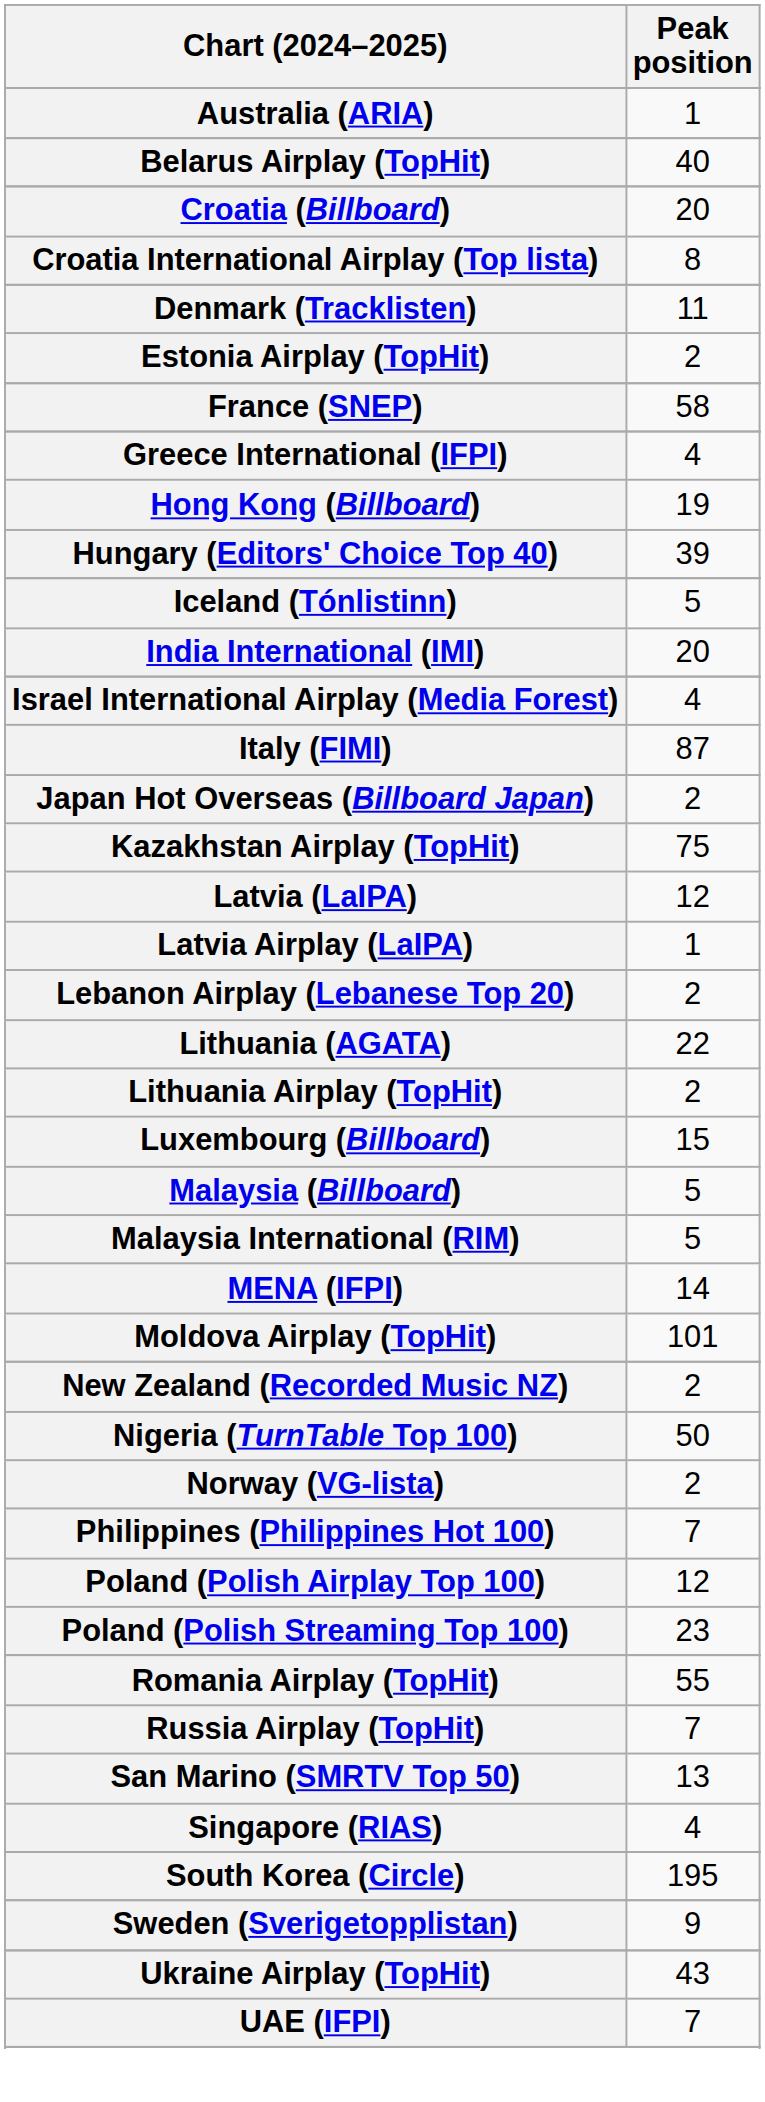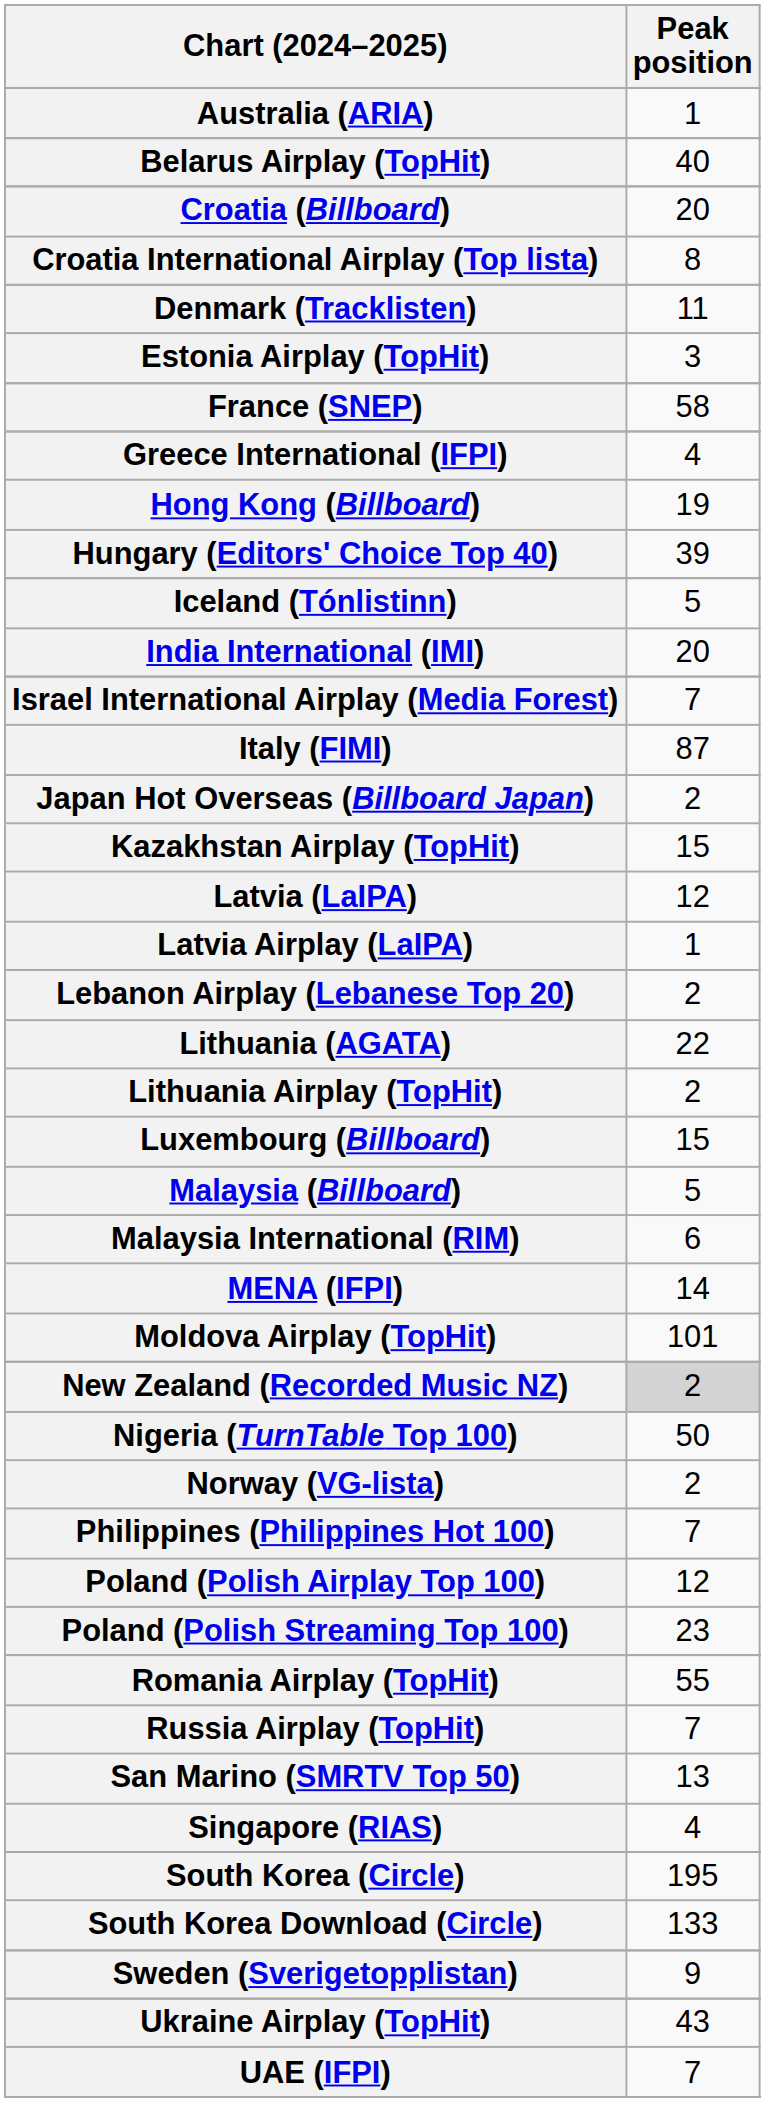(693, 357) 2 -> (693, 357) 3
(693, 700) 4 -> (693, 700) 7
(693, 847) 75 -> (693, 847) 15
(693, 1239) 5 -> (693, 1239) 6
(693, 1386) no background -> (693, 1386) lightgrey background
+ row: (315, 1924)
